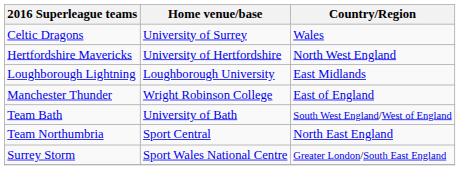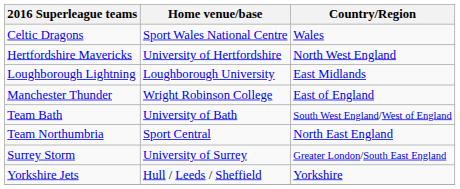(195, 34) University of Surrey -> (215, 34) Sport Wales National Centre
(215, 154) Sport Wales National Centre -> (195, 154) University of Surrey
+ row: (43, 174)
